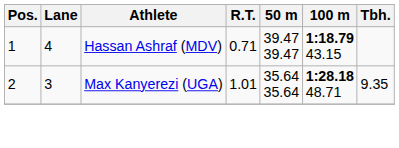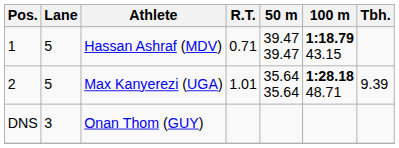(48, 46) 4 -> (48, 46) 5
(48, 84) 3 -> (48, 84) 5
(374, 84) 9.35 -> (374, 84) 9.39
+ row: (144, 123)
